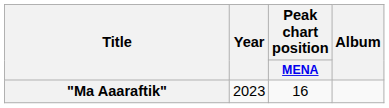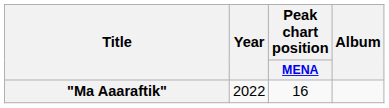(249, 91) 2023 -> (249, 91) 2022
